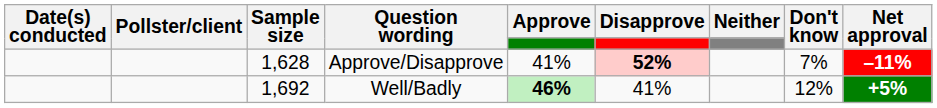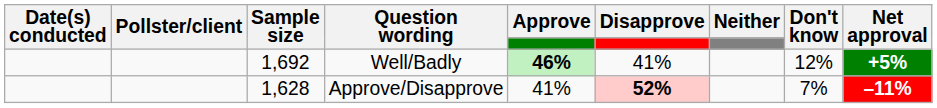rows swapped: (416, 89) <-> (416, 62)
